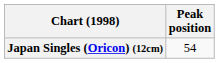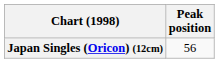(190, 48) 54 -> (190, 48) 56
